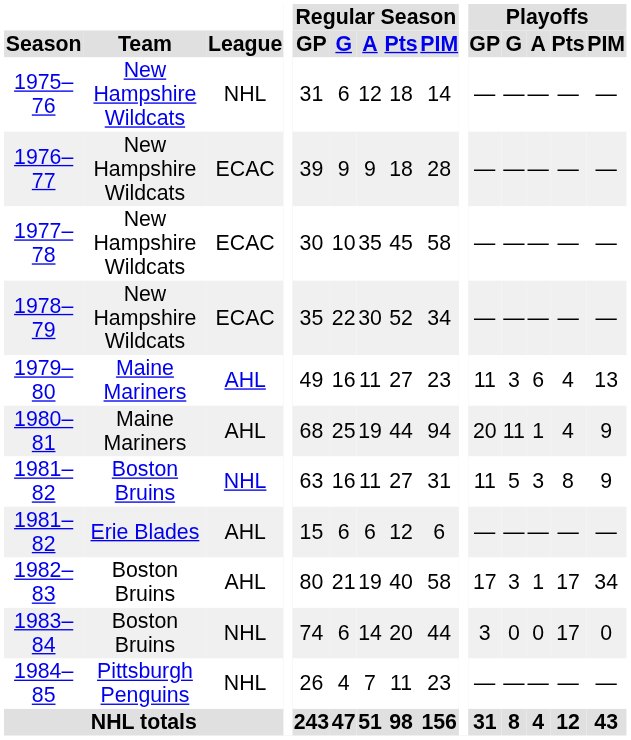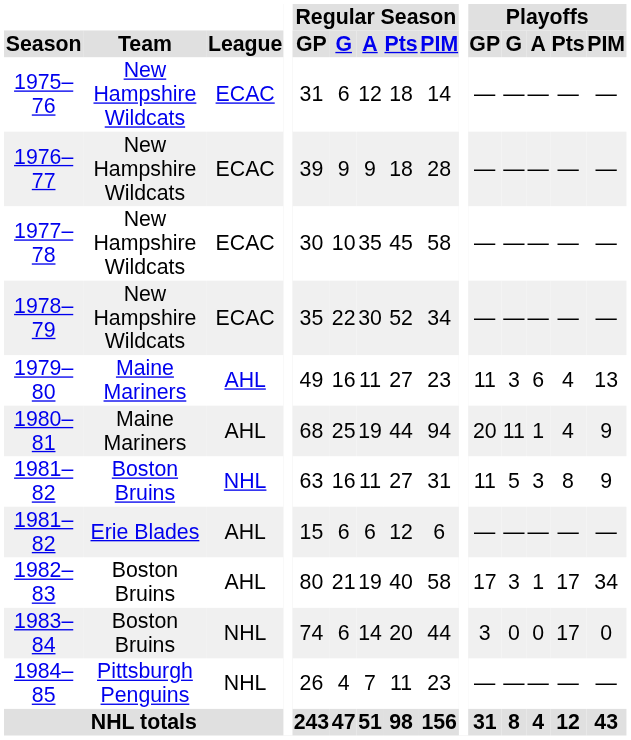(245, 94) NHL -> (245, 94) ECAC
